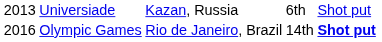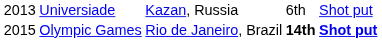(20, 30) 2016 -> (20, 30) 2015
(300, 30) normal -> (301, 30) bold
